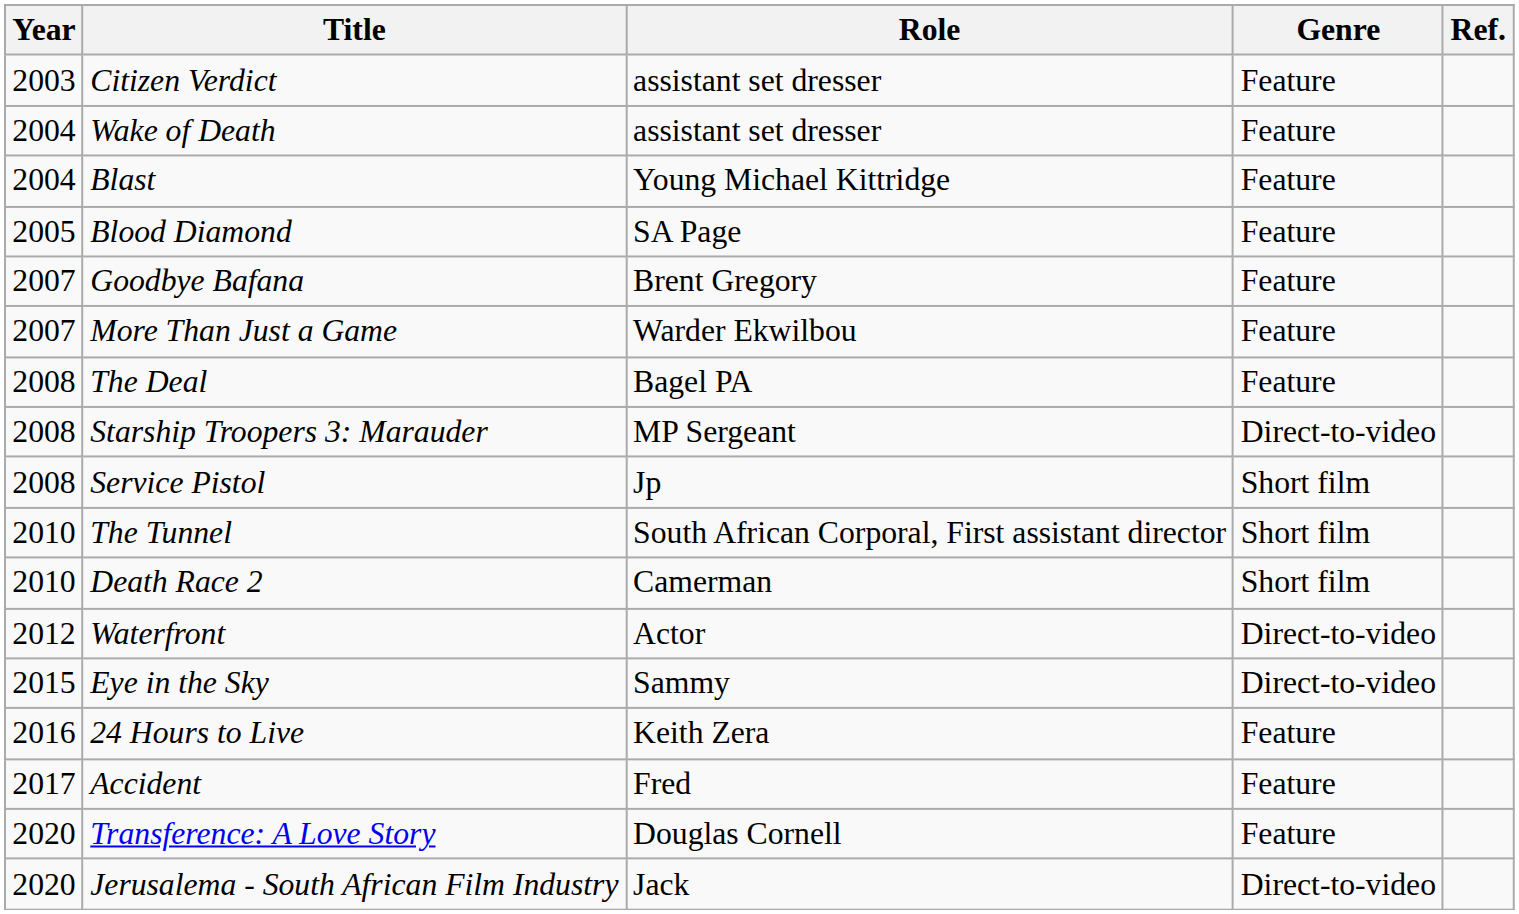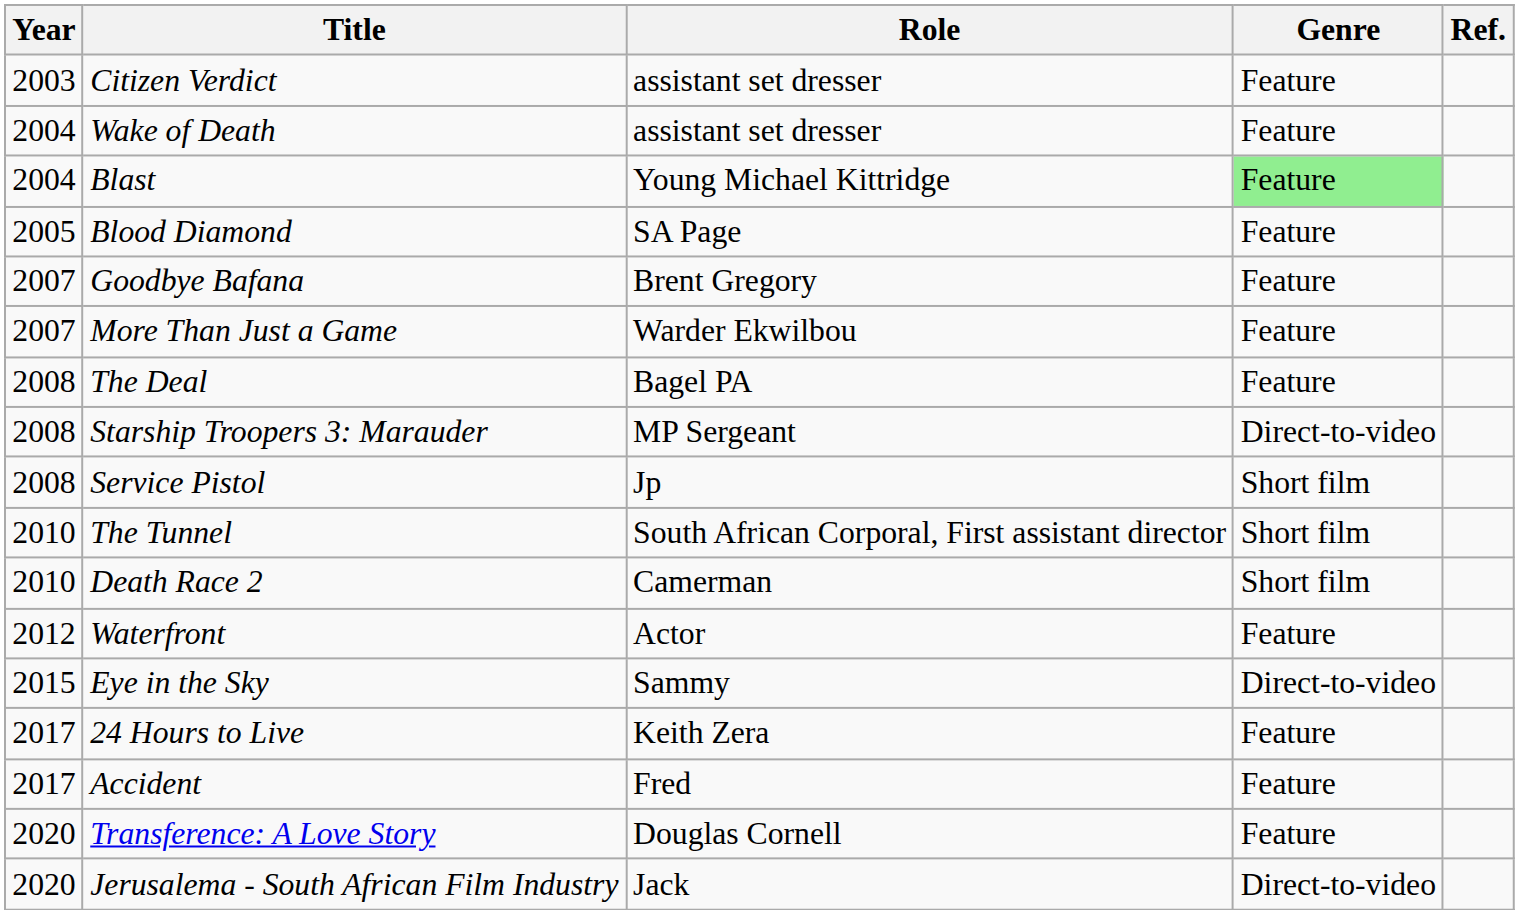(1288, 180) no background -> (1288, 180) lightgreen background
(1338, 632) Direct-to-video -> (1288, 632) Feature
(44, 733) 2016 -> (44, 733) 2017
